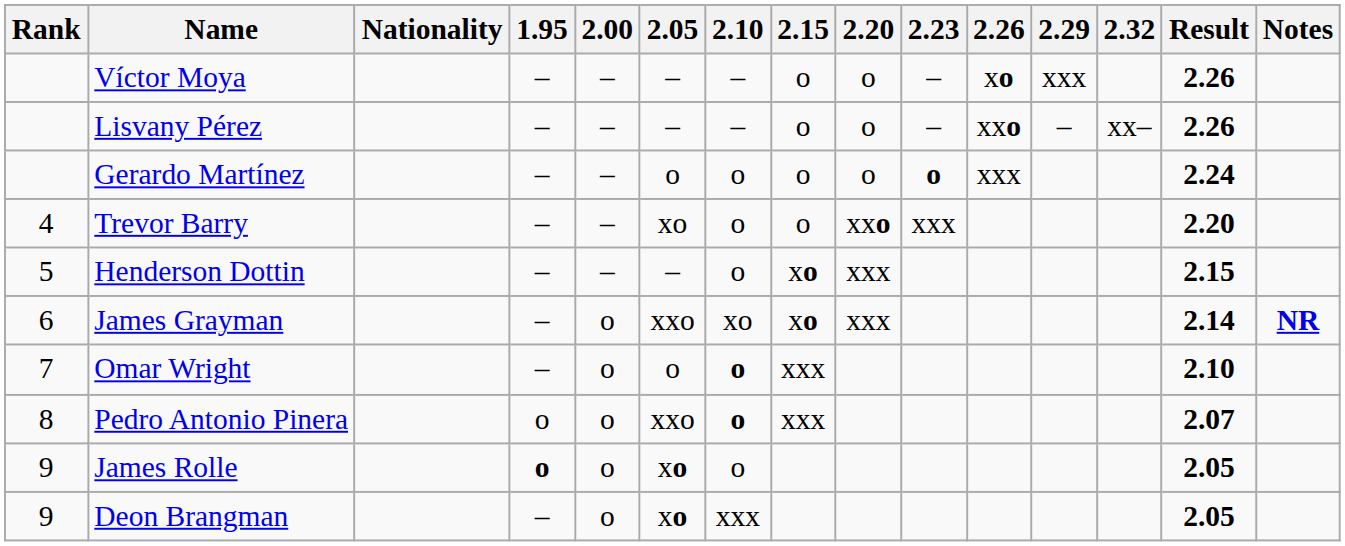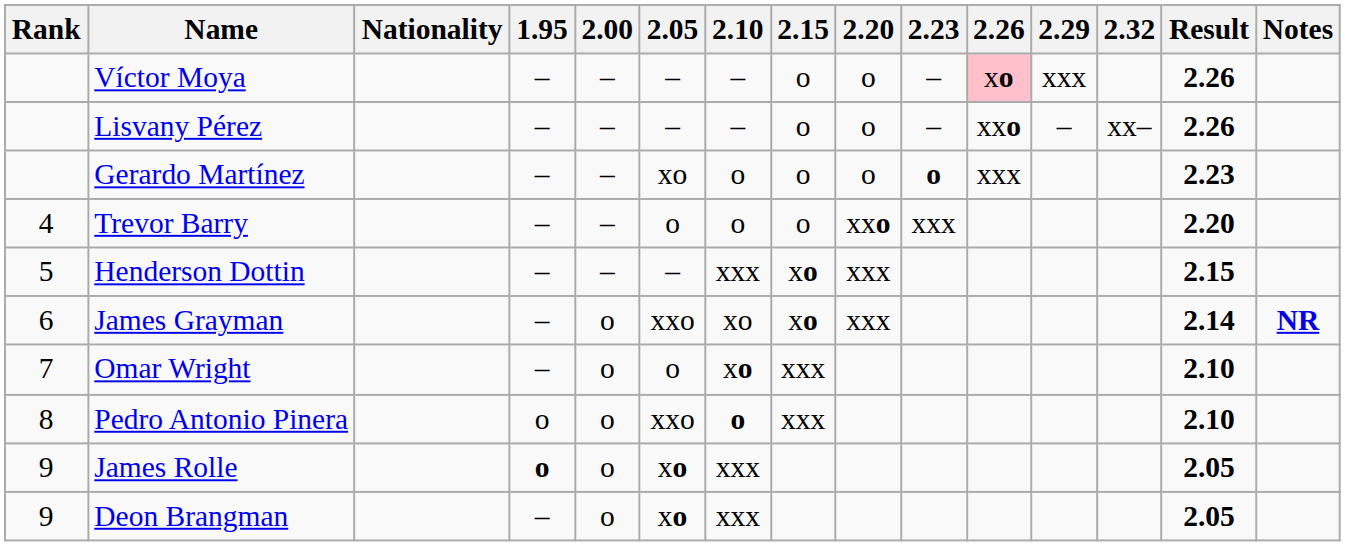(999, 77) no background -> (999, 77) pink background
(673, 174) o -> (673, 174) xo
(1209, 174) 2.24 -> (1209, 174) 2.23
(673, 223) xo -> (673, 223) o
(738, 272) o -> (738, 272) xxx
(738, 369) o -> (738, 369) xo
(1209, 417) 2.07 -> (1209, 417) 2.10
(738, 466) o -> (738, 466) xxx
